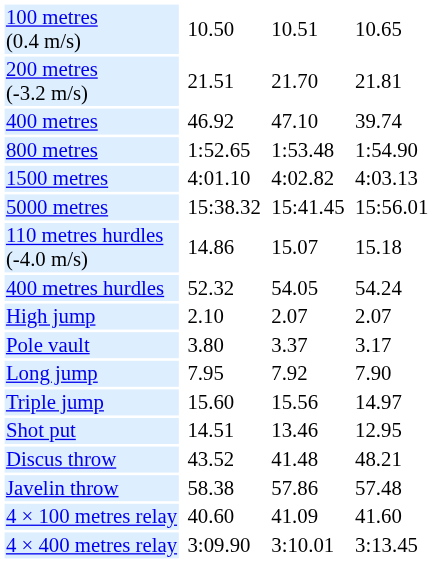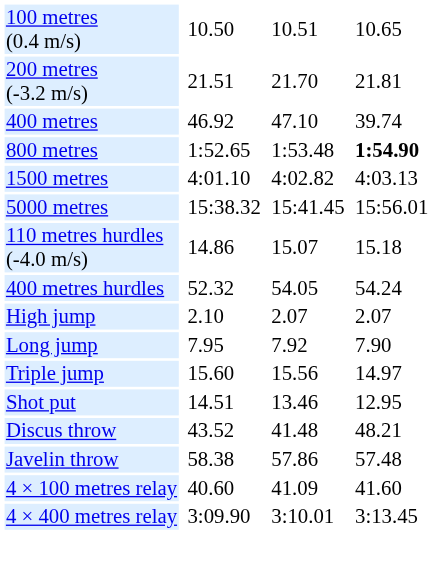(387, 150) normal -> (387, 150) bold
- row: (48, 345)
